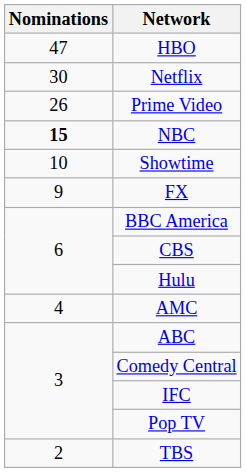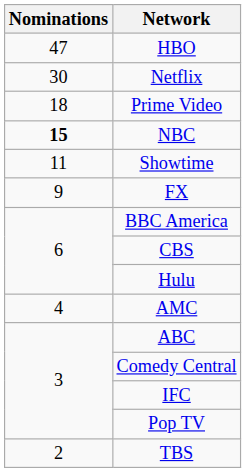(58, 105) 26 -> (58, 105) 18
(58, 163) 10 -> (58, 163) 11
